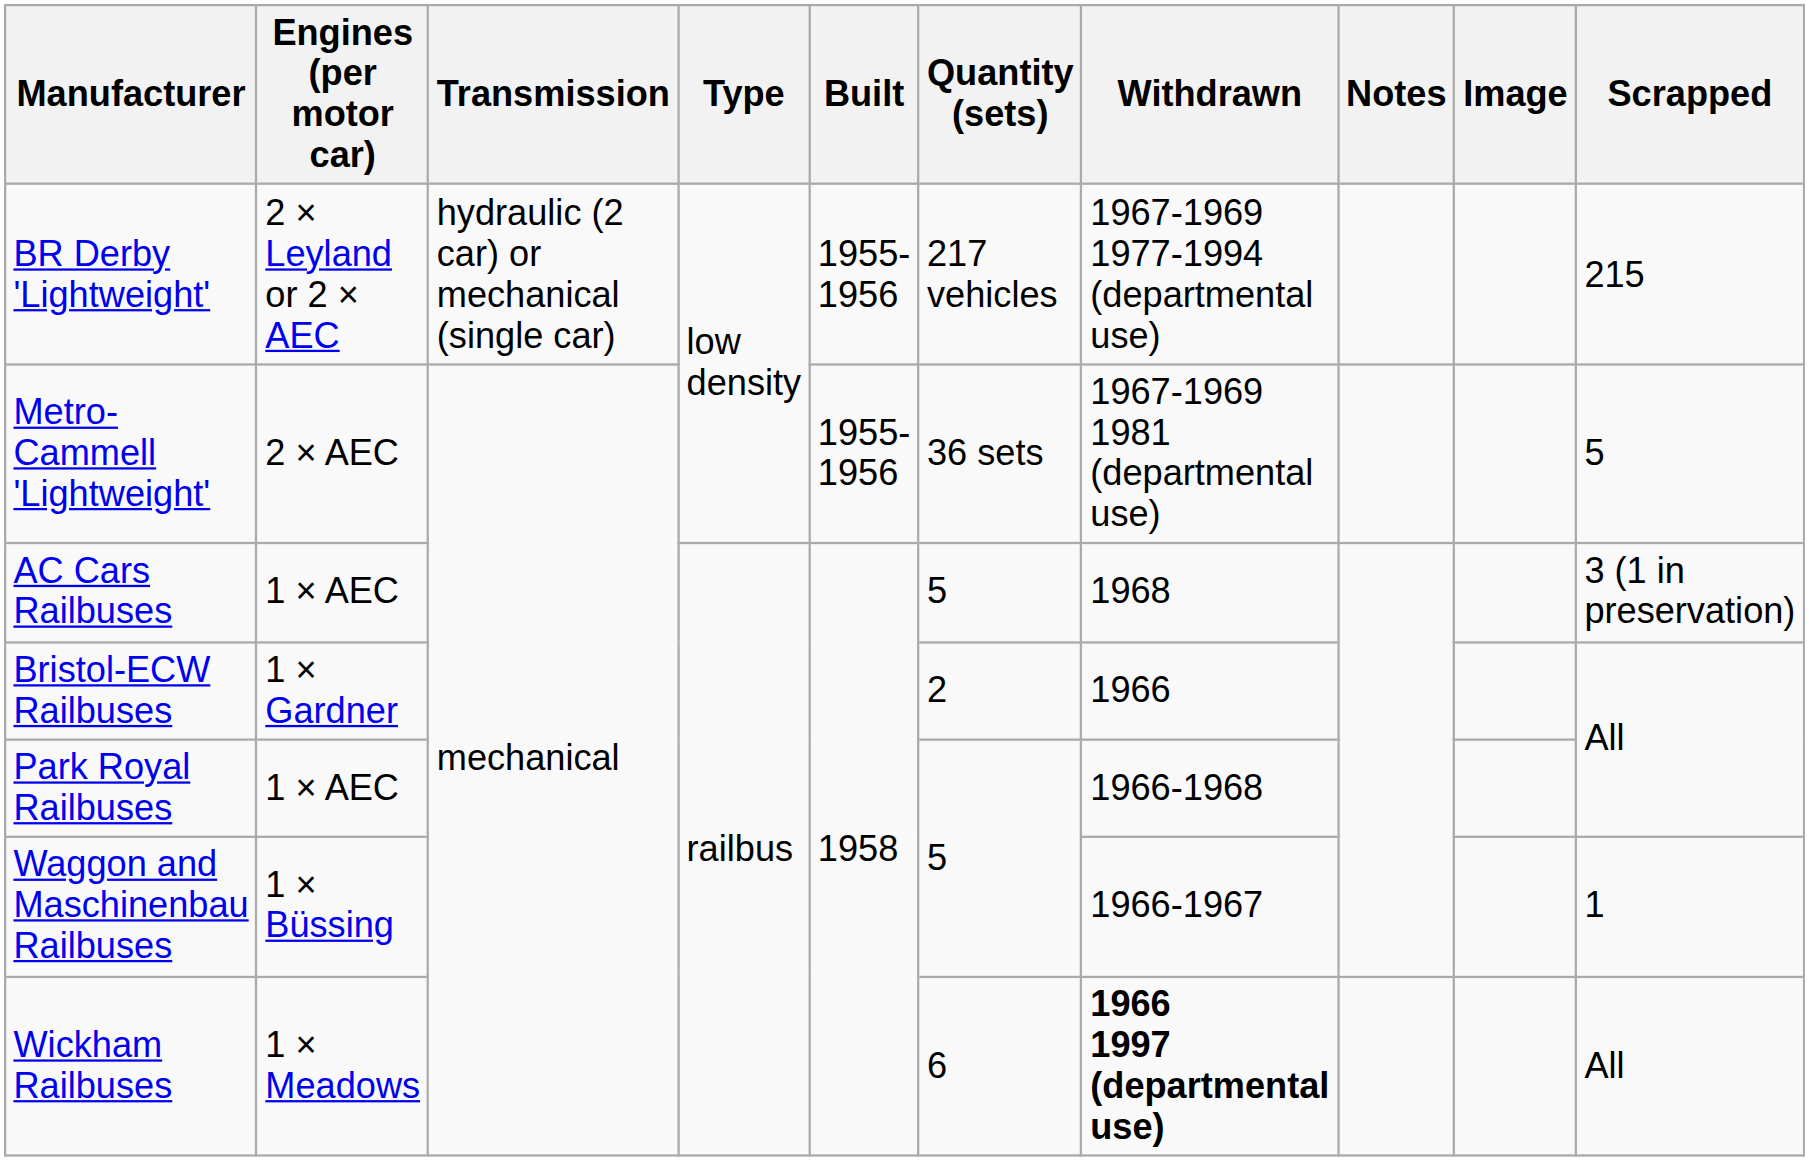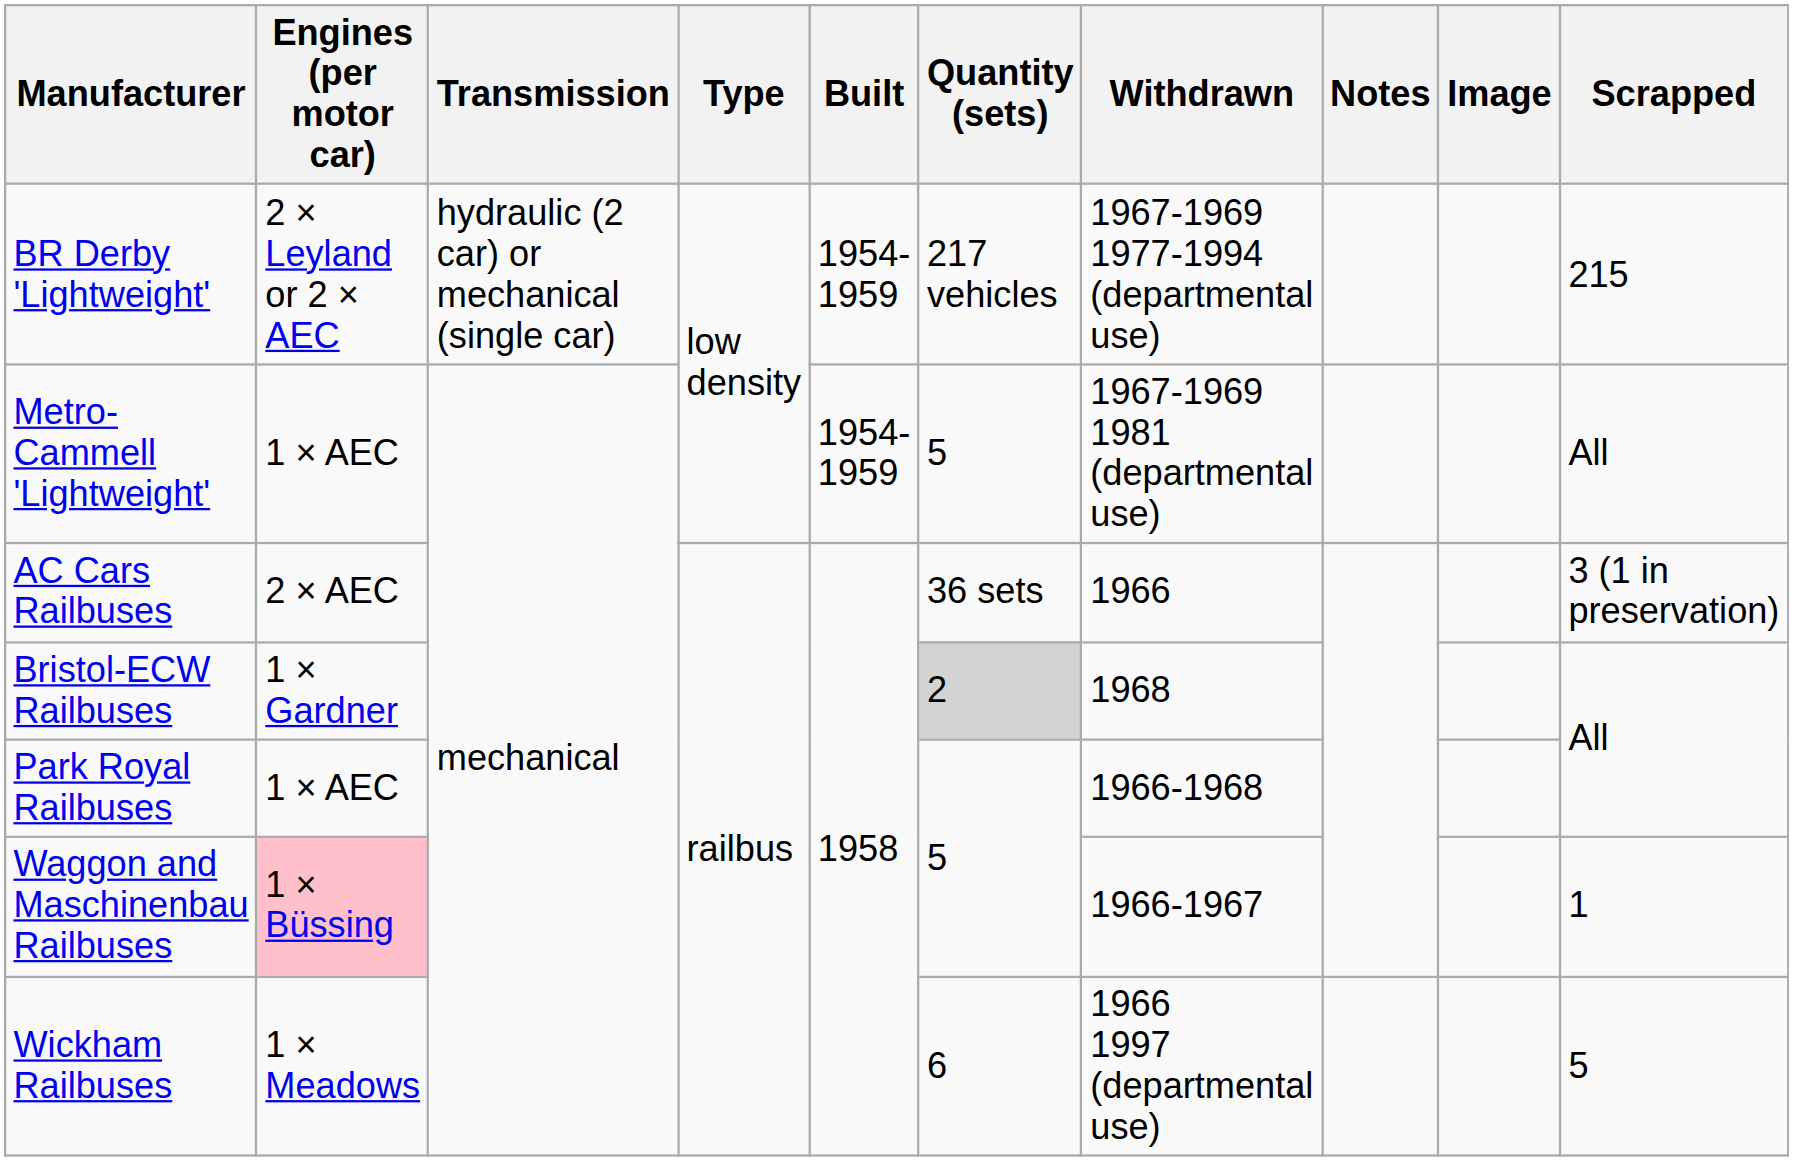(864, 273) 1955-1956 -> (864, 273) 1954-1959
(332, 452) 2 × AEC -> (332, 452) 1 × AEC
(864, 452) 1955-1956 -> (864, 452) 1954-1959
(985, 452) 36 sets -> (937, 452) 5
(1594, 452) 5 -> (1588, 452) All
(332, 591) 1 × AEC -> (332, 591) 2 × AEC
(937, 591) 5 -> (985, 591) 36 sets
(1131, 591) 1968 -> (1131, 591) 1966
(937, 689) no background -> (937, 689) lightgrey background
(1131, 689) 1966 -> (1131, 689) 1968
(330, 906) no background -> (330, 906) pink background
(1210, 1065) bold -> (1202, 1065) normal
(1604, 1065) All -> (1578, 1065) 5
